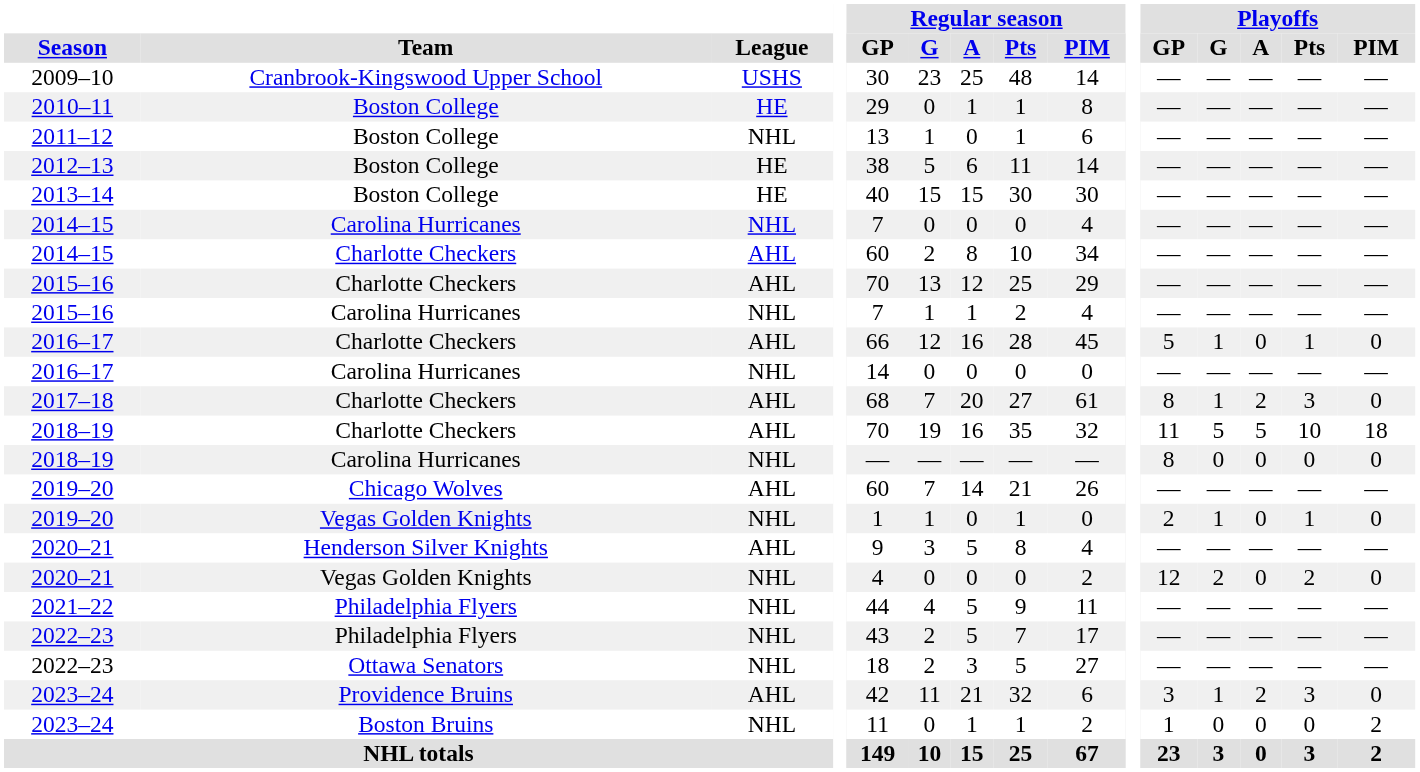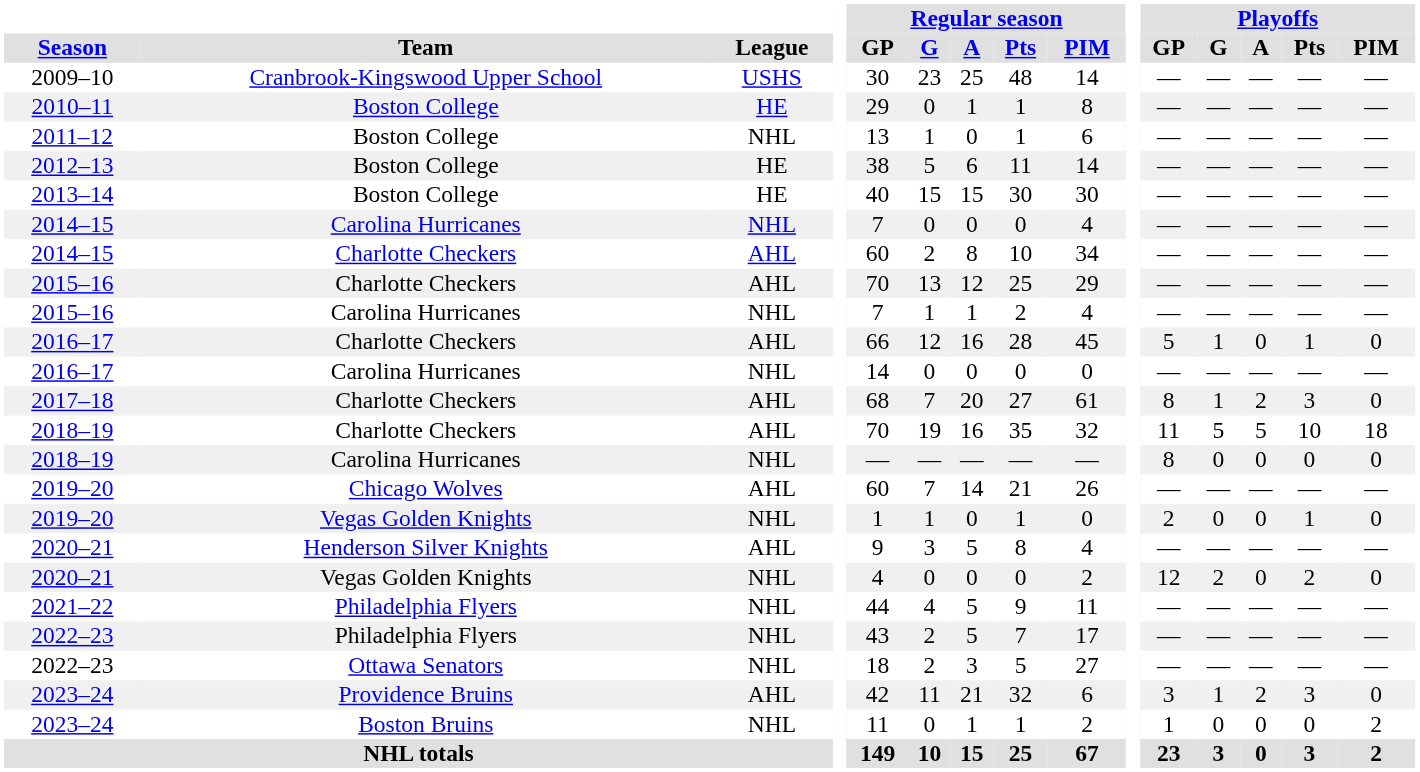(1218, 518) 1 -> (1218, 518) 0
